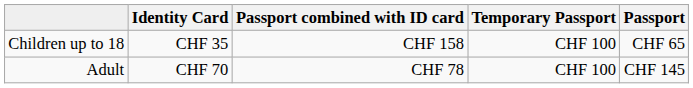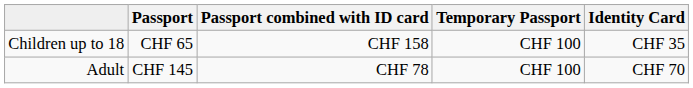columns swapped: (654, 17) <-> (180, 17)
